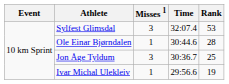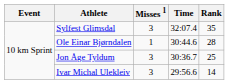(211, 28) 53 -> (211, 28) 35
(151, 72) 1 -> (151, 72) 3
(211, 72) 19 -> (211, 72) 14
